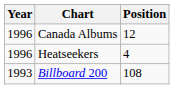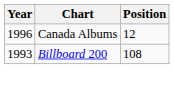- row: (68, 53)
